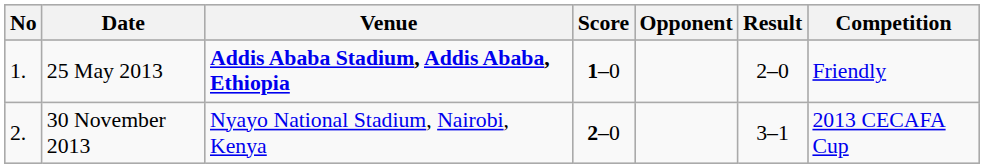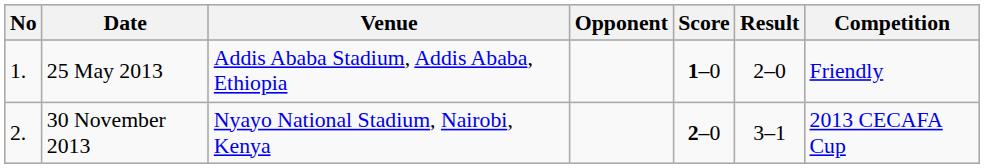columns swapped: (686, 22) <-> (603, 22)
(380, 70) bold -> (373, 70) normal
